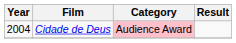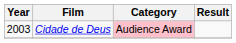(19, 29) 2004 -> (19, 29) 2003
